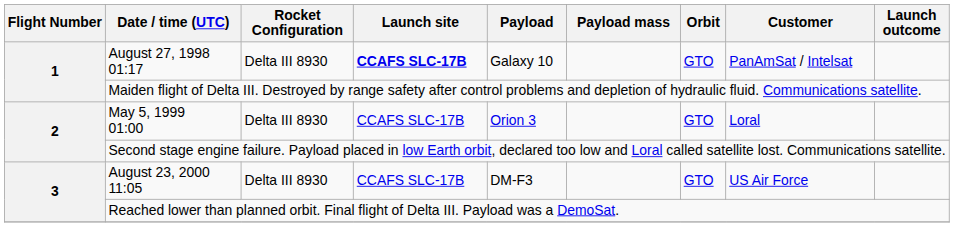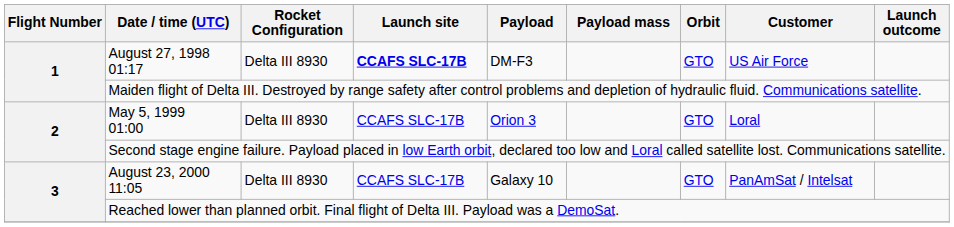(522, 61) Galaxy 10 -> (512, 61) DM-F3
(791, 61) PanAmSat / Intelsat -> (769, 61) US Air Force
(512, 180) DM-F3 -> (522, 180) Galaxy 10
(769, 180) US Air Force -> (791, 180) PanAmSat / Intelsat
